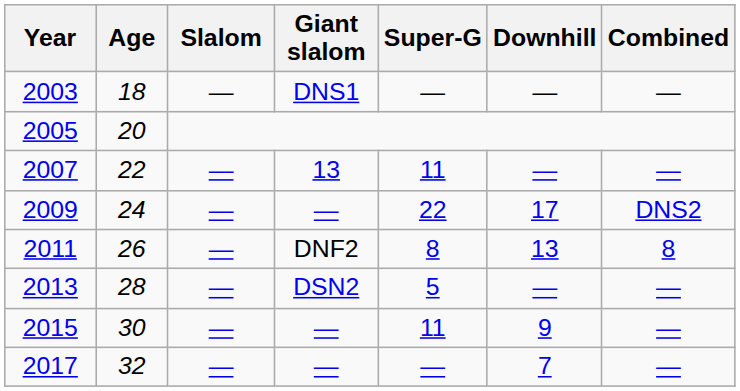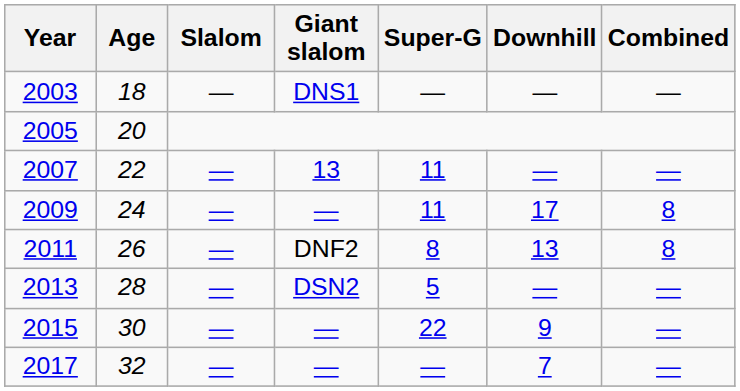(433, 209) 22 -> (433, 209) 11
(668, 209) DNS2 -> (668, 209) 8
(433, 327) 11 -> (433, 327) 22
